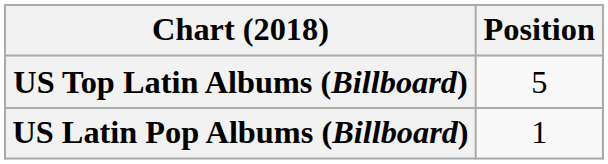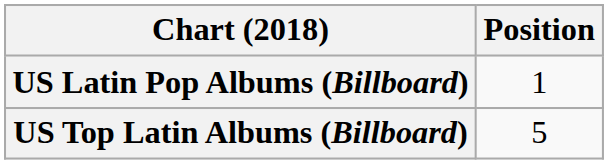rows swapped: (241, 81) <-> (241, 132)
